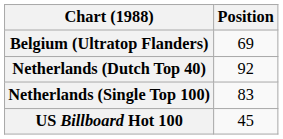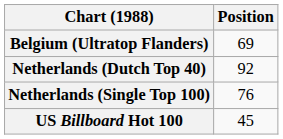(246, 95) 83 -> (246, 95) 76
